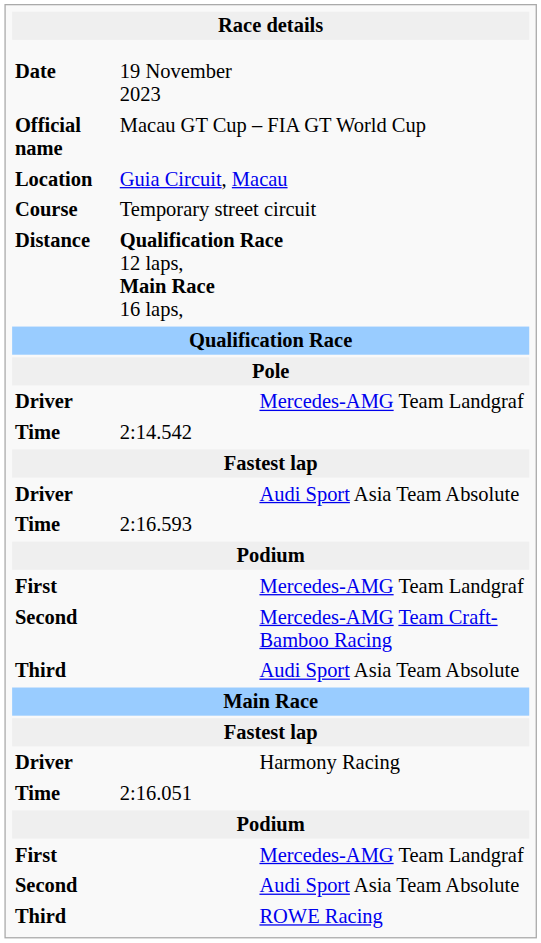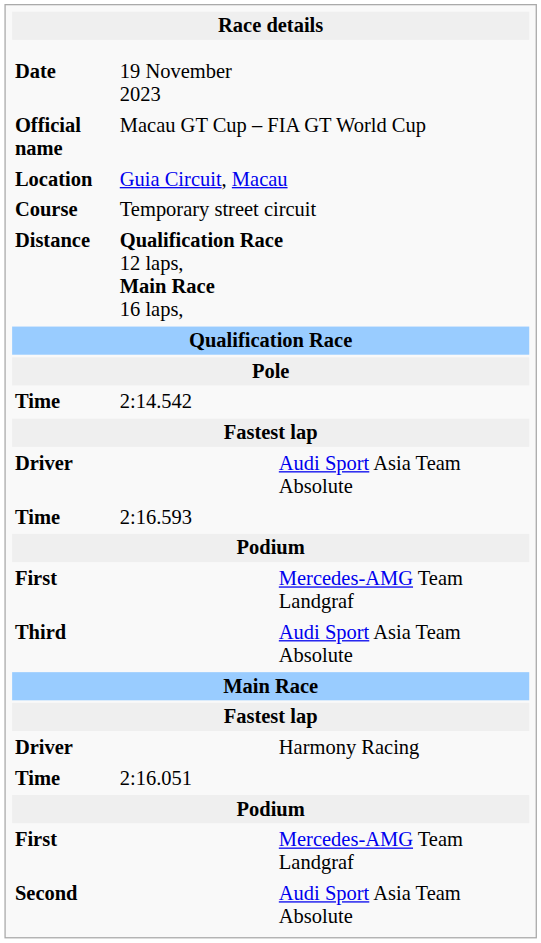- row: (44, 402)
- row: (46, 617)
- row: (41, 916)
